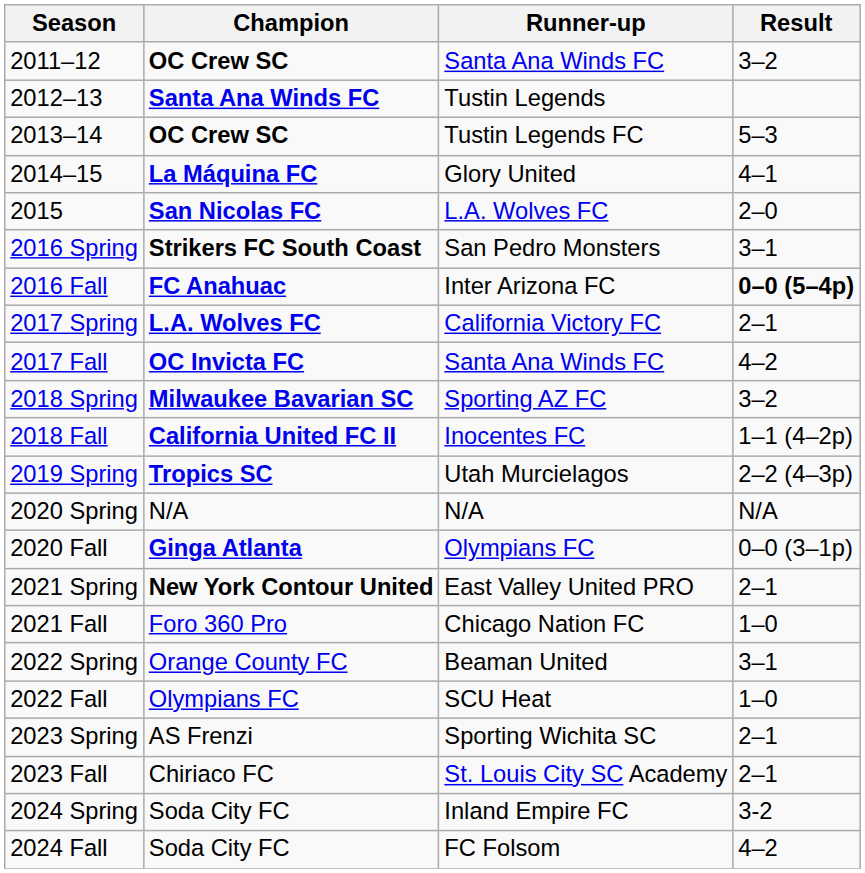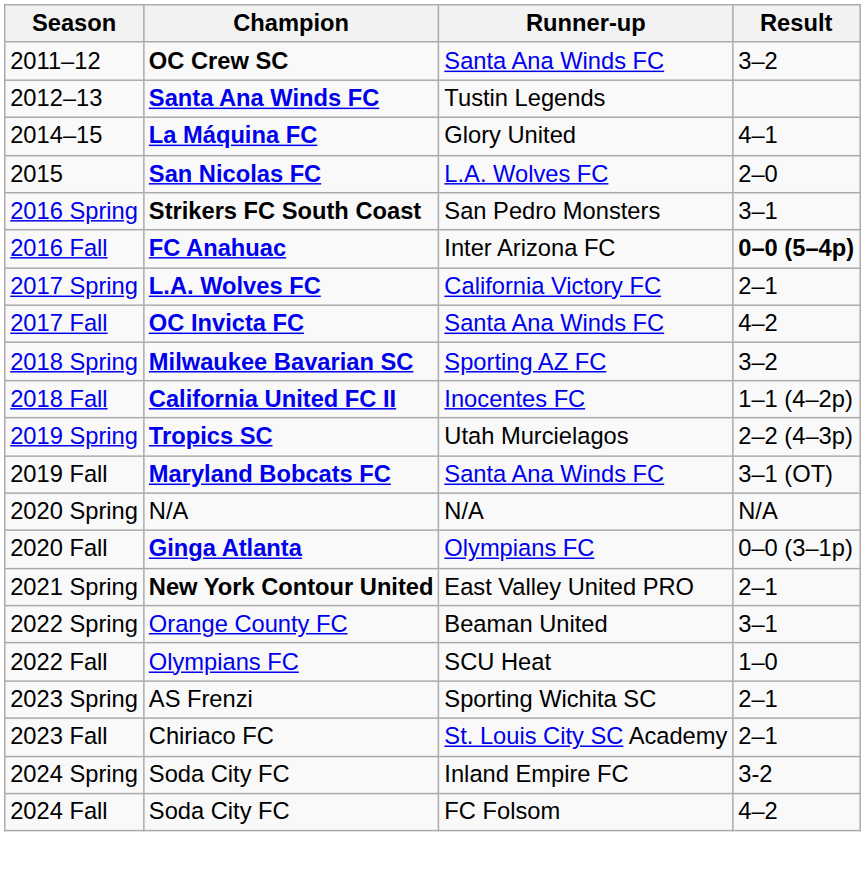- row: (56, 135)
+ row: (59, 473)
- row: (59, 624)
